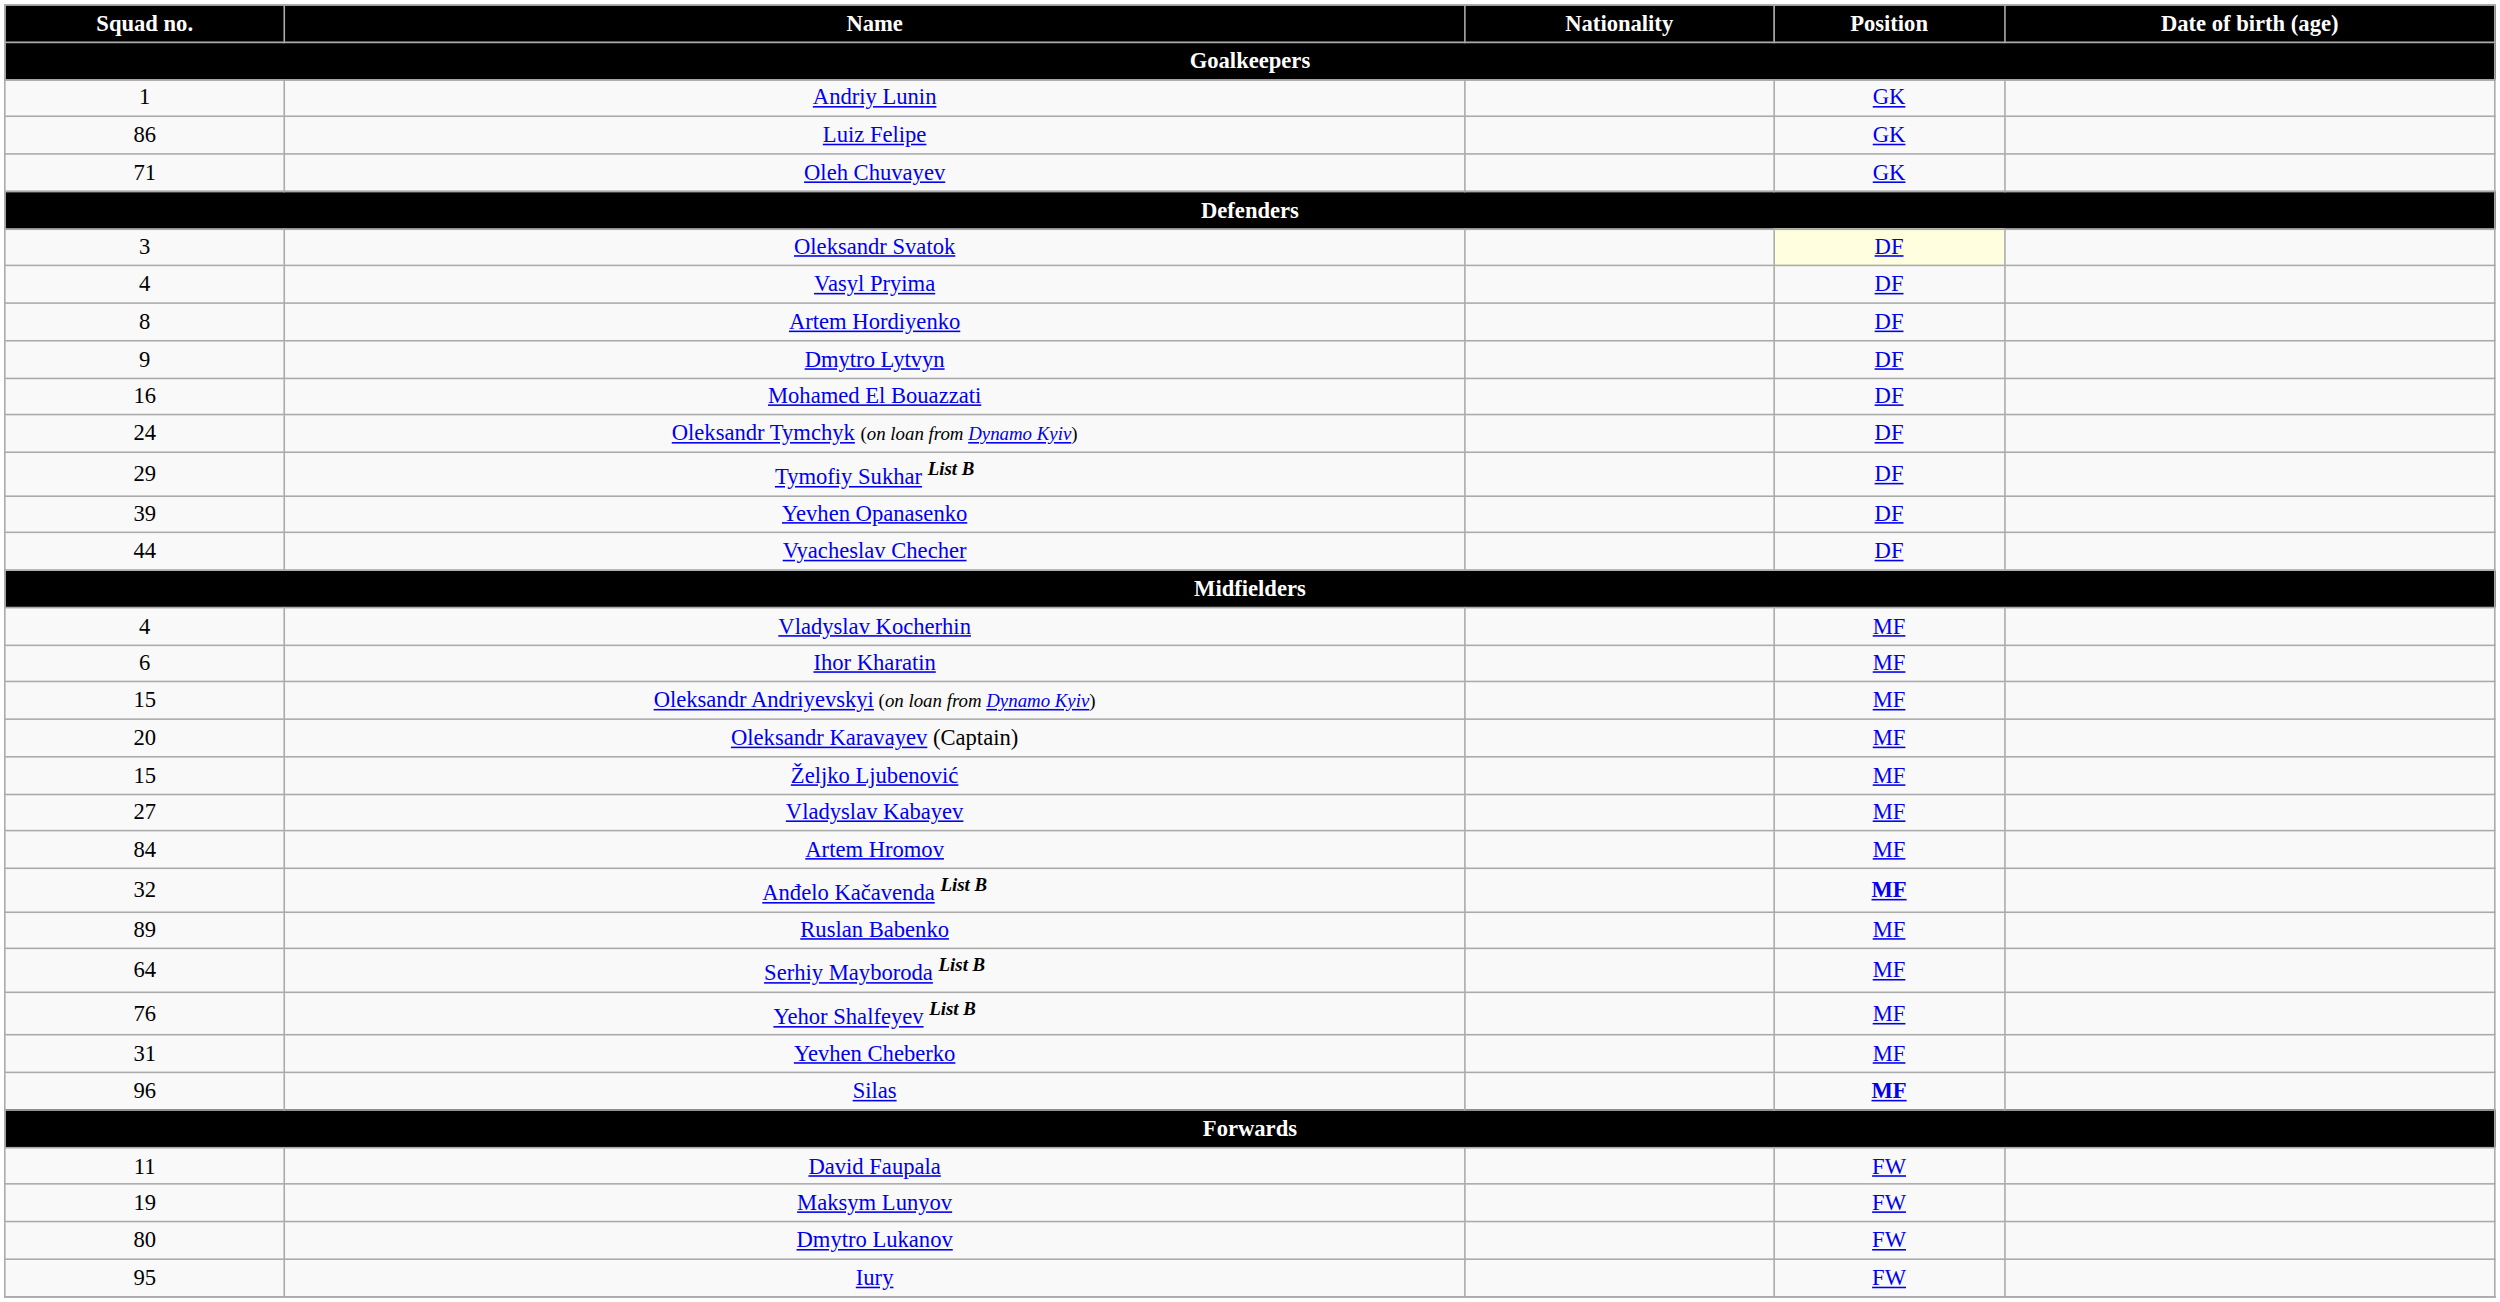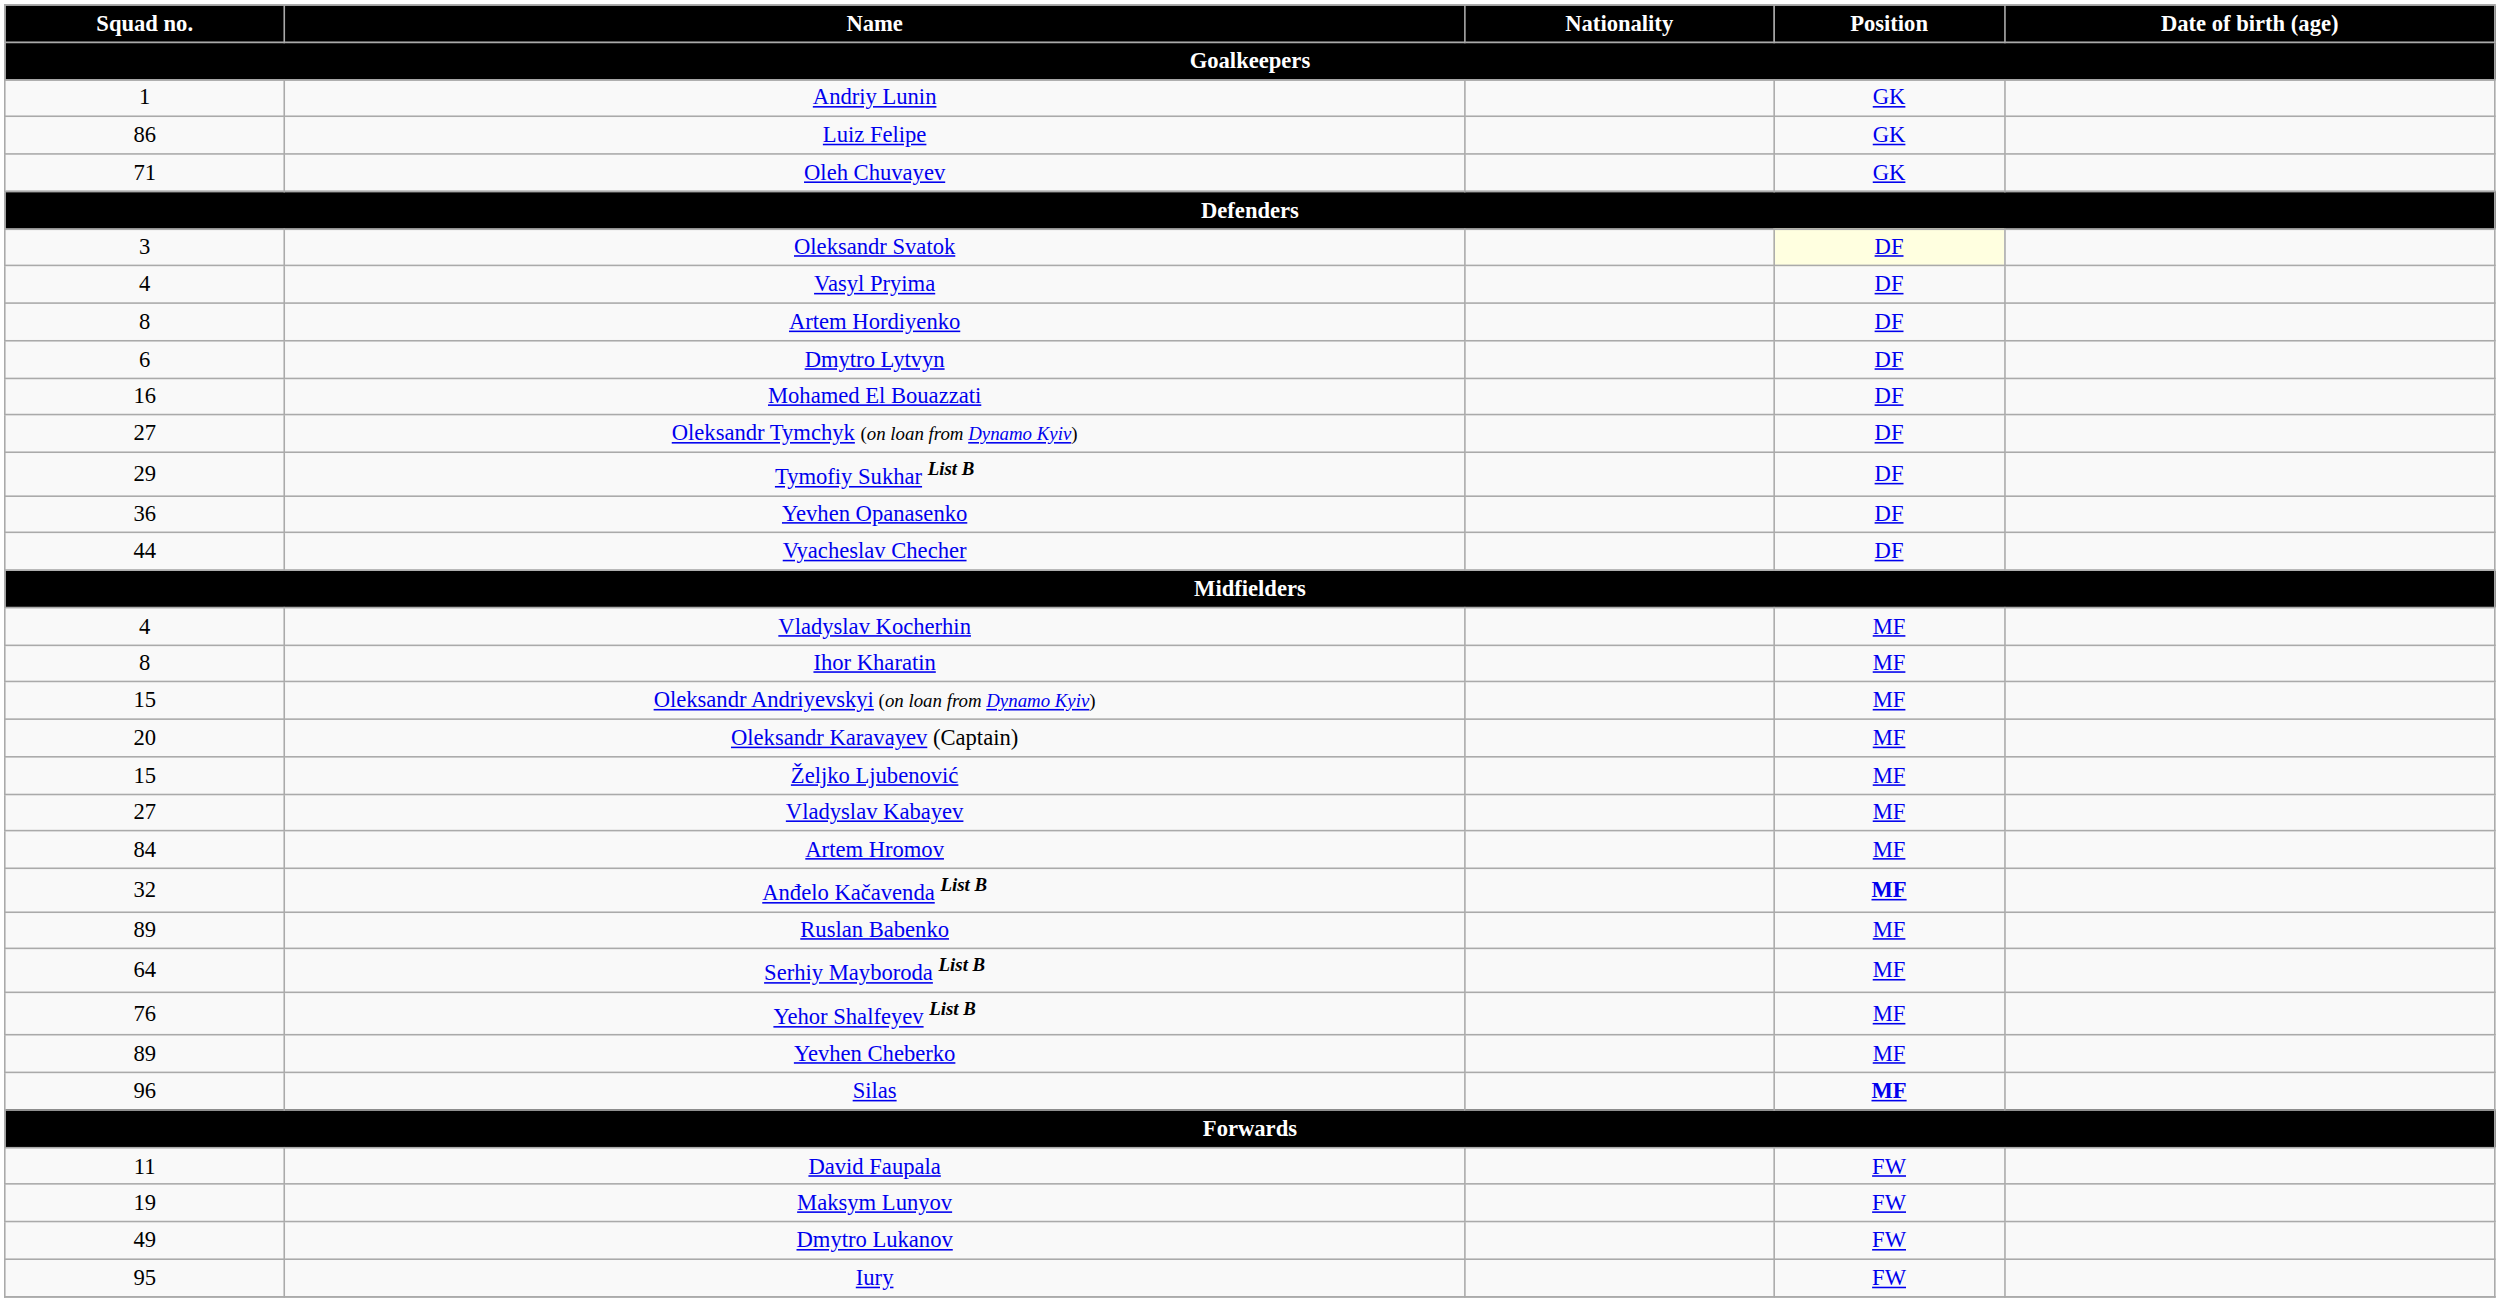(145, 359) 9 -> (145, 359) 6
(145, 433) 24 -> (145, 433) 27
(145, 514) 39 -> (145, 514) 36
(145, 663) 6 -> (145, 663) 8
(145, 1054) 31 -> (145, 1054) 89
(145, 1240) 80 -> (145, 1240) 49
